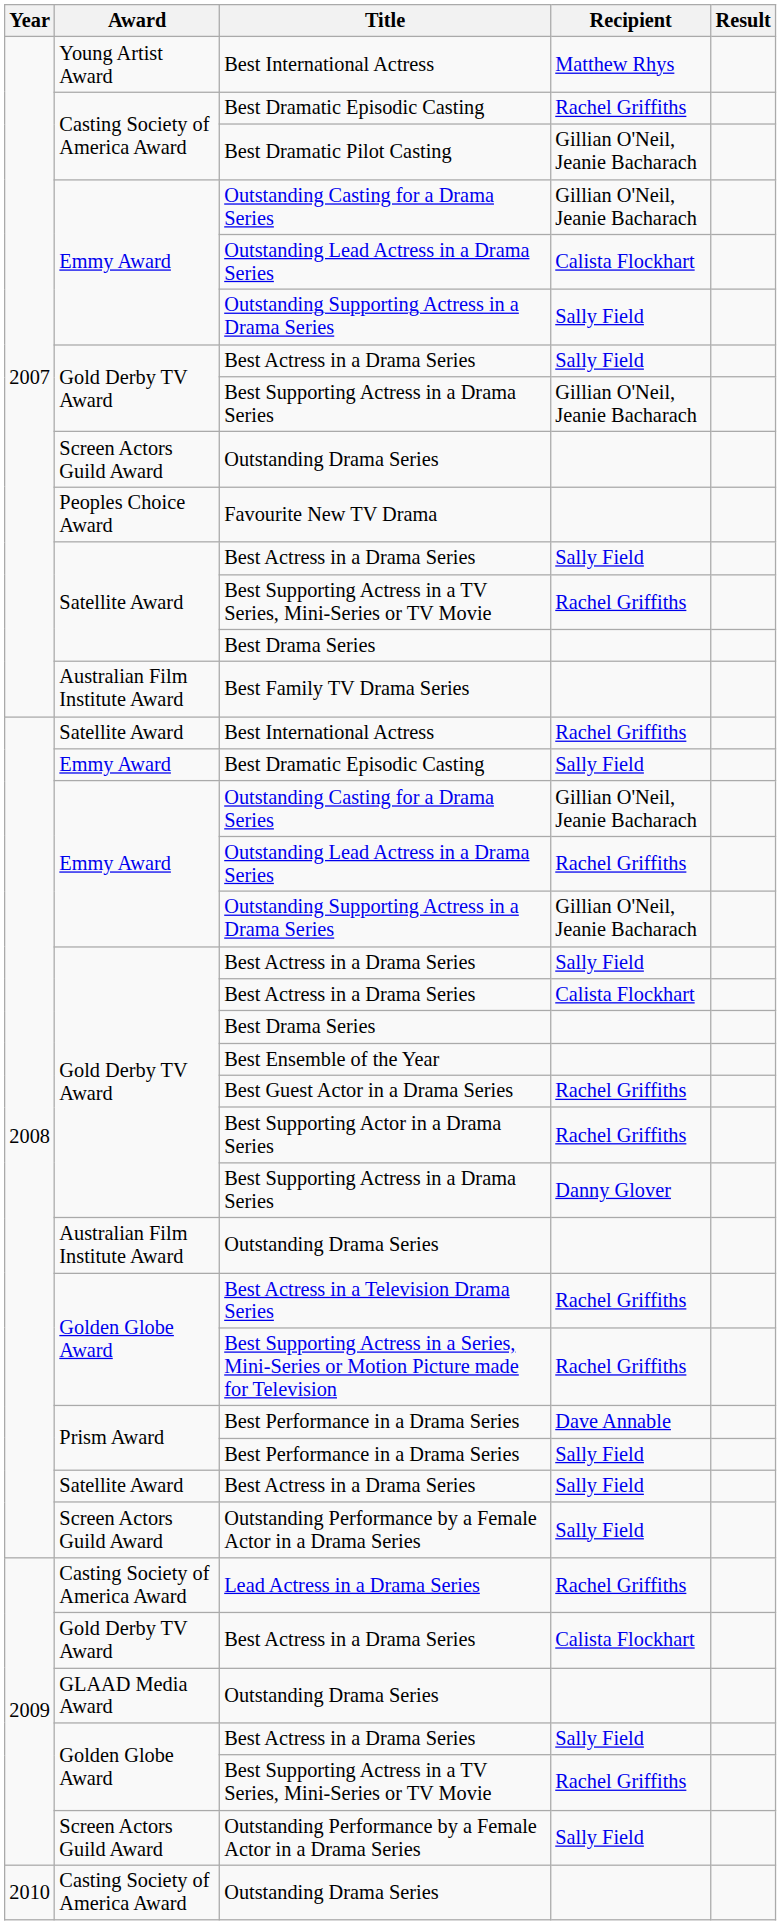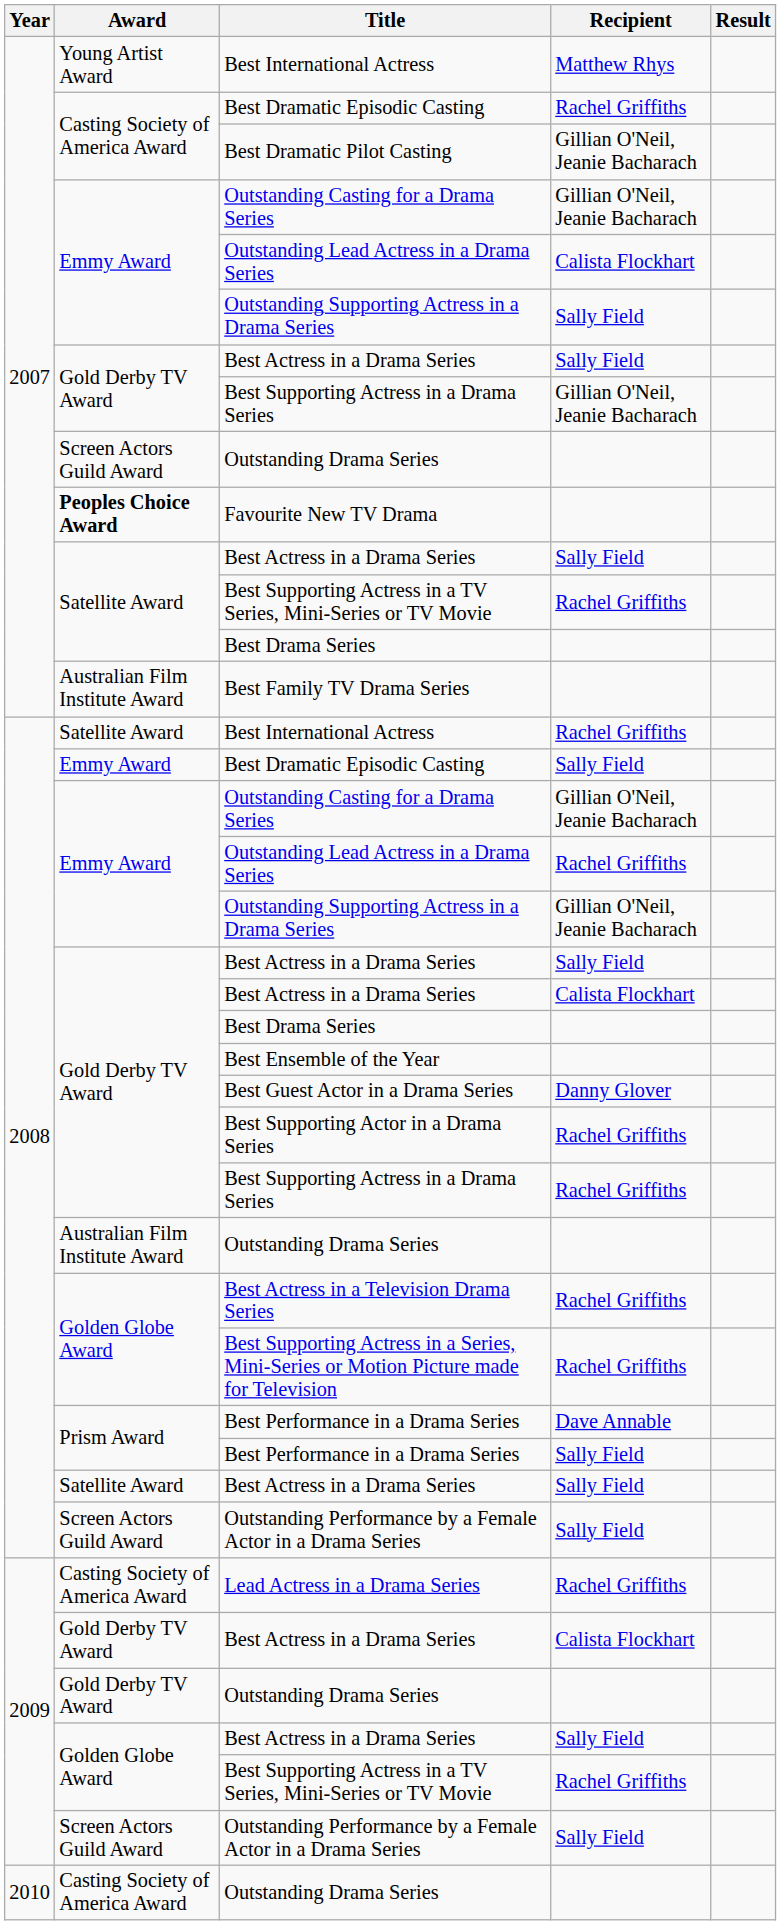(122, 514) normal -> (125, 514) bold
(621, 1091) Rachel Griffiths -> (613, 1091) Danny Glover
(613, 1189) Danny Glover -> (621, 1189) Rachel Griffiths
(123, 1695) GLAAD Media Award -> (123, 1695) Gold Derby TV Award
